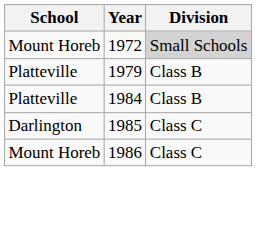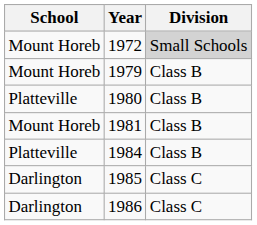(43, 71) Platteville -> (54, 71) Mount Horeb
+ row: (125, 98)
+ row: (125, 125)
(54, 152) Mount Horeb -> (45, 206) Darlington
